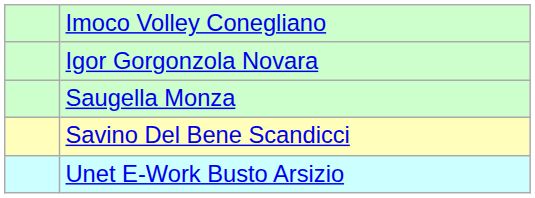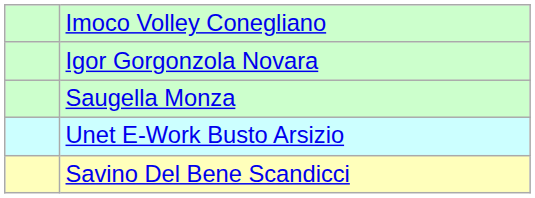rows swapped: (205, 173) <-> (208, 135)
